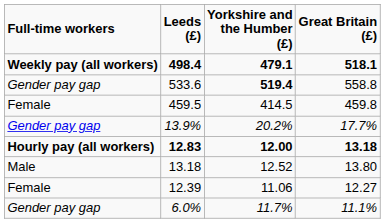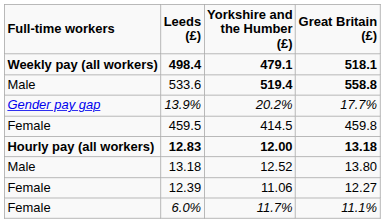(54, 85) Gender pay gap -> (21, 85) Male
(361, 85) normal -> (361, 85) bold
rows swapped: (185, 105) <-> (183, 126)
(54, 208) Gender pay gap -> (29, 208) Female
